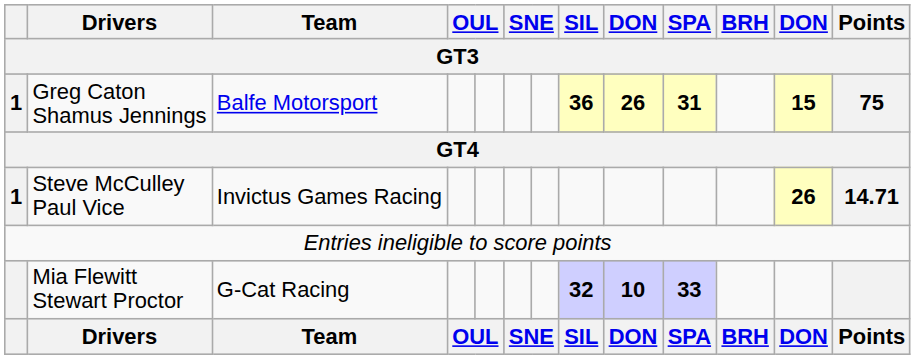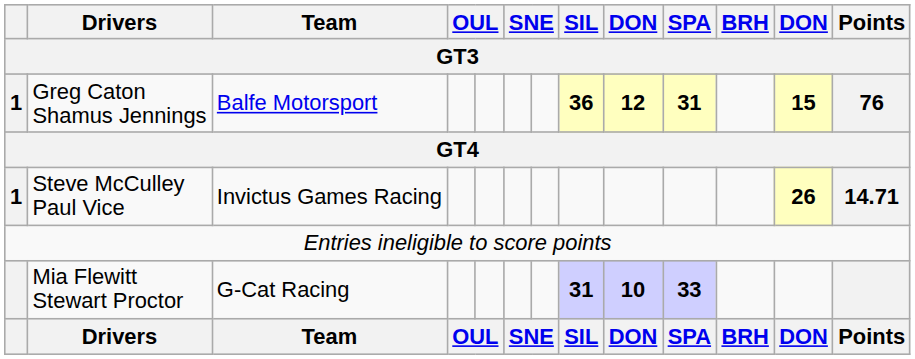(633, 103) 26 -> (633, 103) 12
(872, 103) 75 -> (872, 103) 76
(581, 289) 32 -> (581, 289) 31
